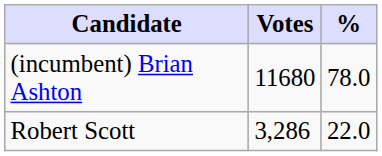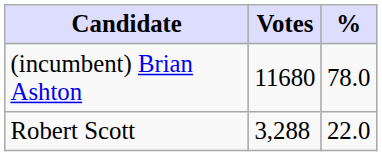(282, 130) 3,286 -> (282, 130) 3,288
